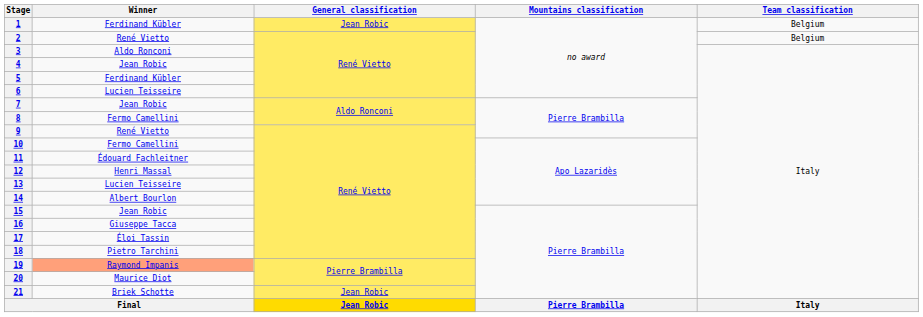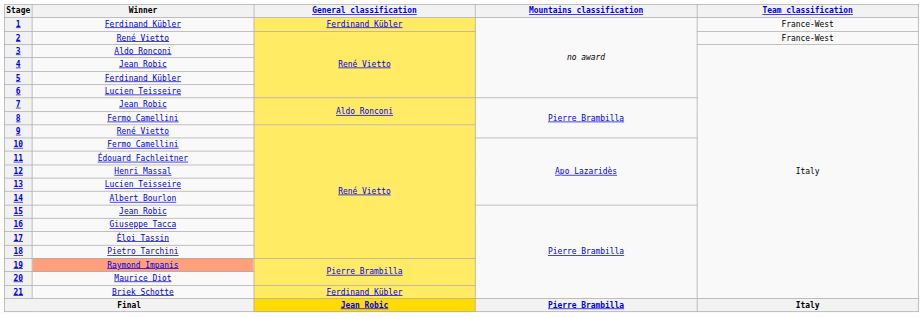(364, 24) Jean Robic -> (364, 24) Ferdinand Kübler
(808, 24) Belgium -> (808, 24) France-West
(808, 38) Belgium -> (808, 38) France-West
(364, 292) Jean Robic -> (364, 292) Ferdinand Kübler
